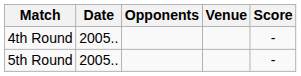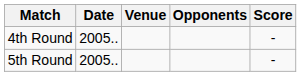columns swapped: (226, 15) <-> (162, 15)
